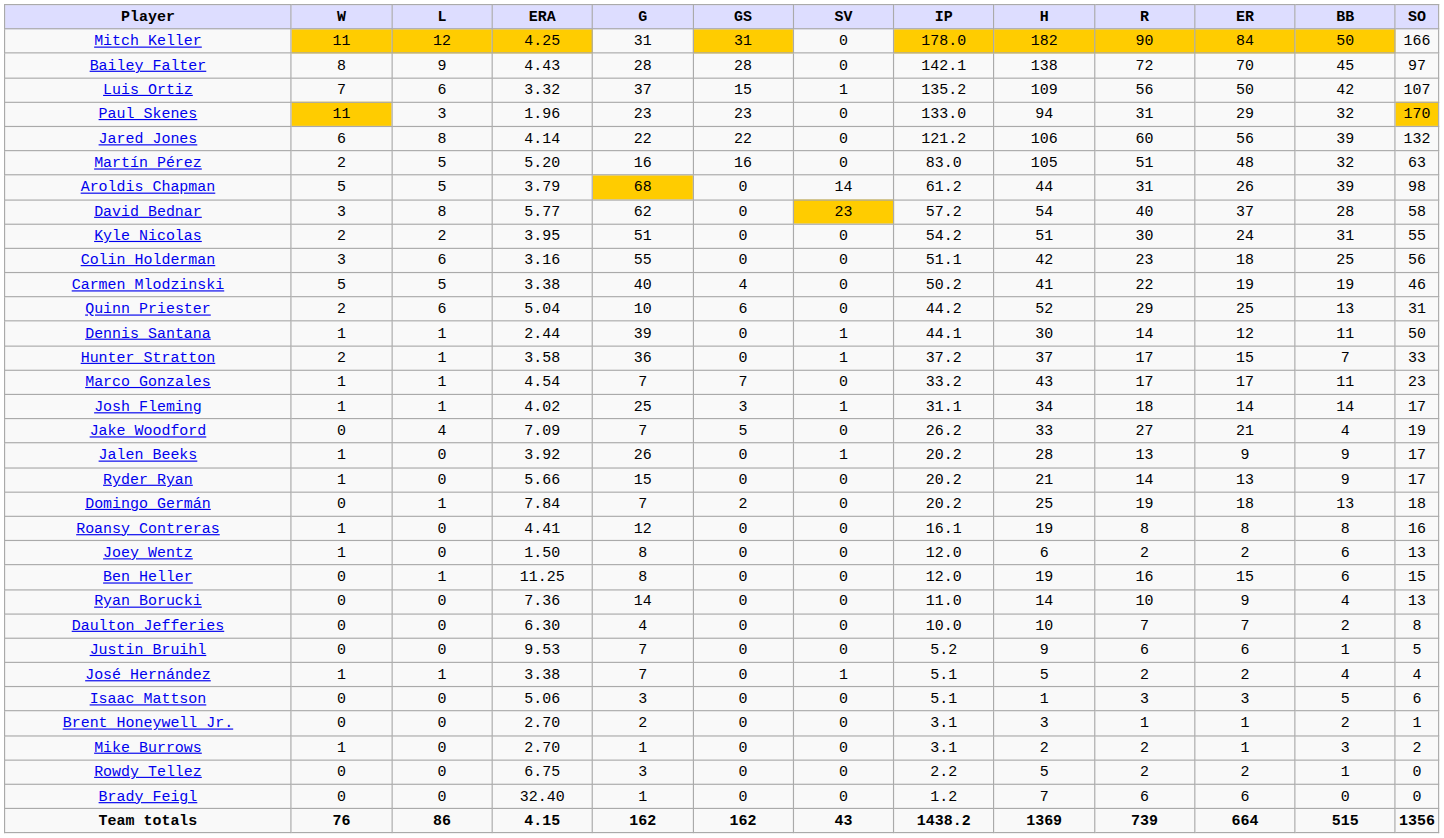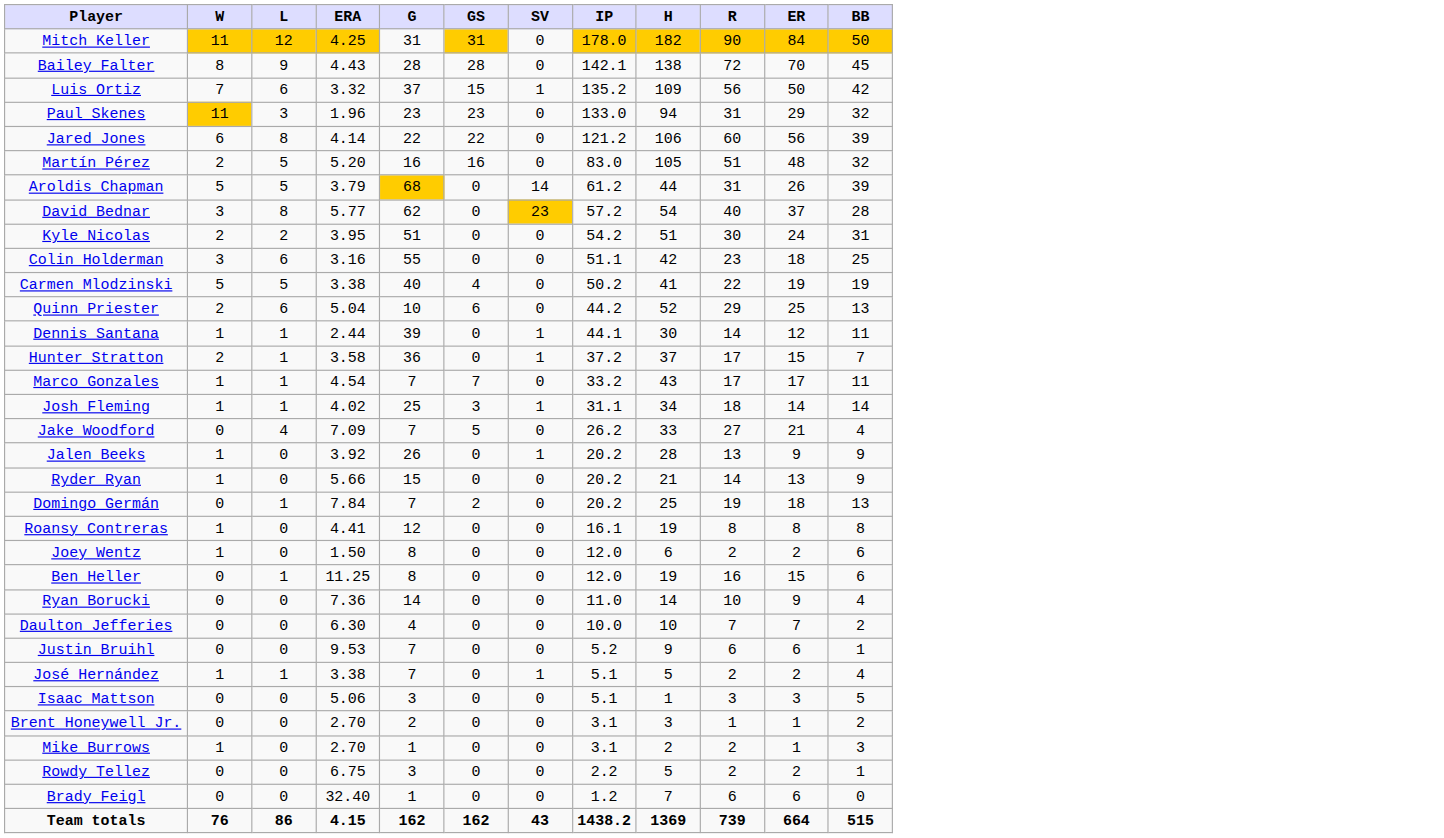- column: (1417, 17)
